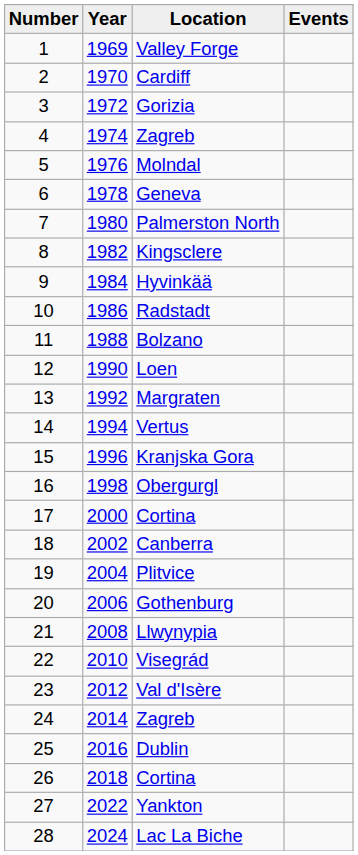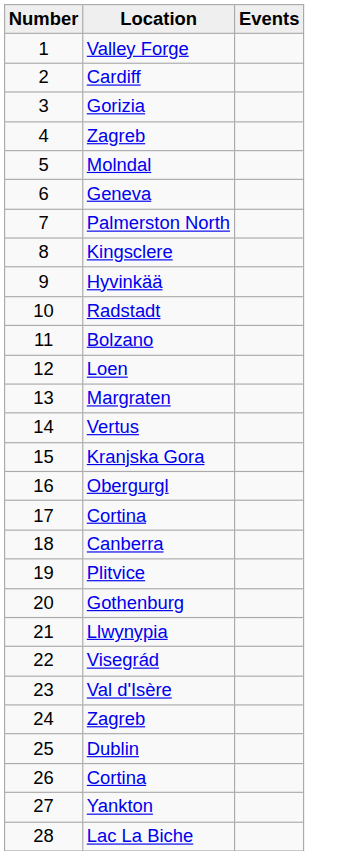- column: (107, 19)
